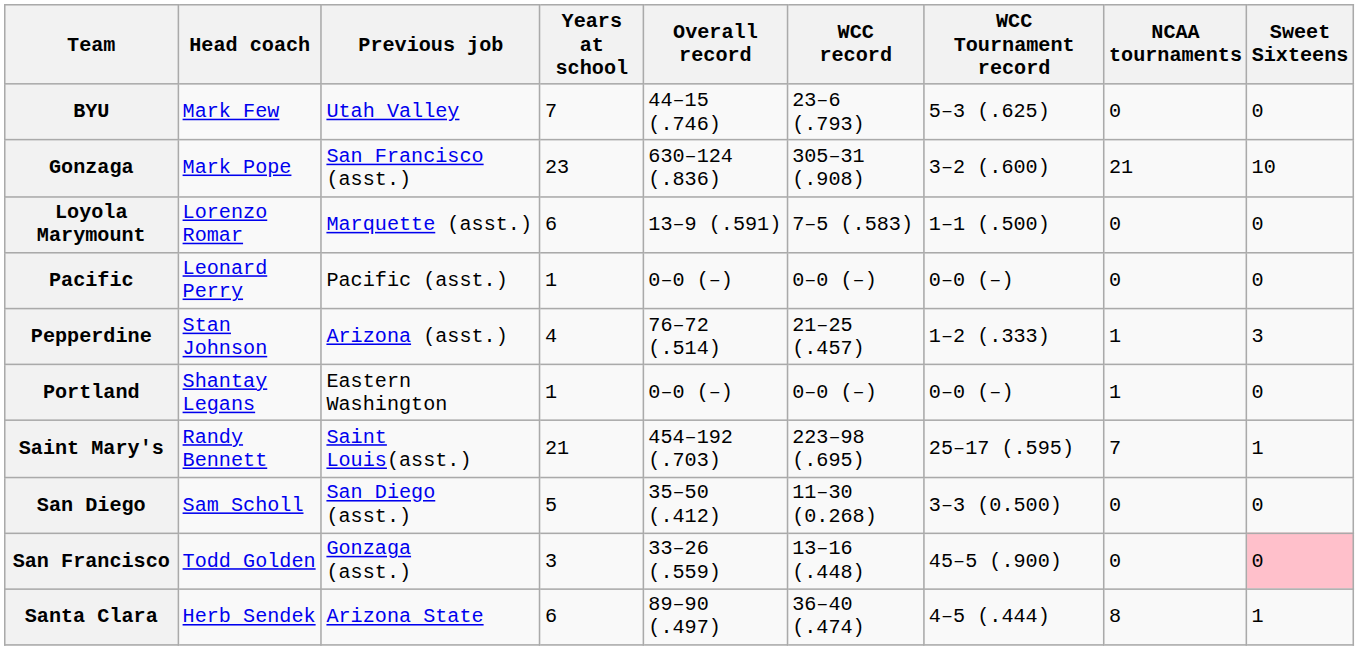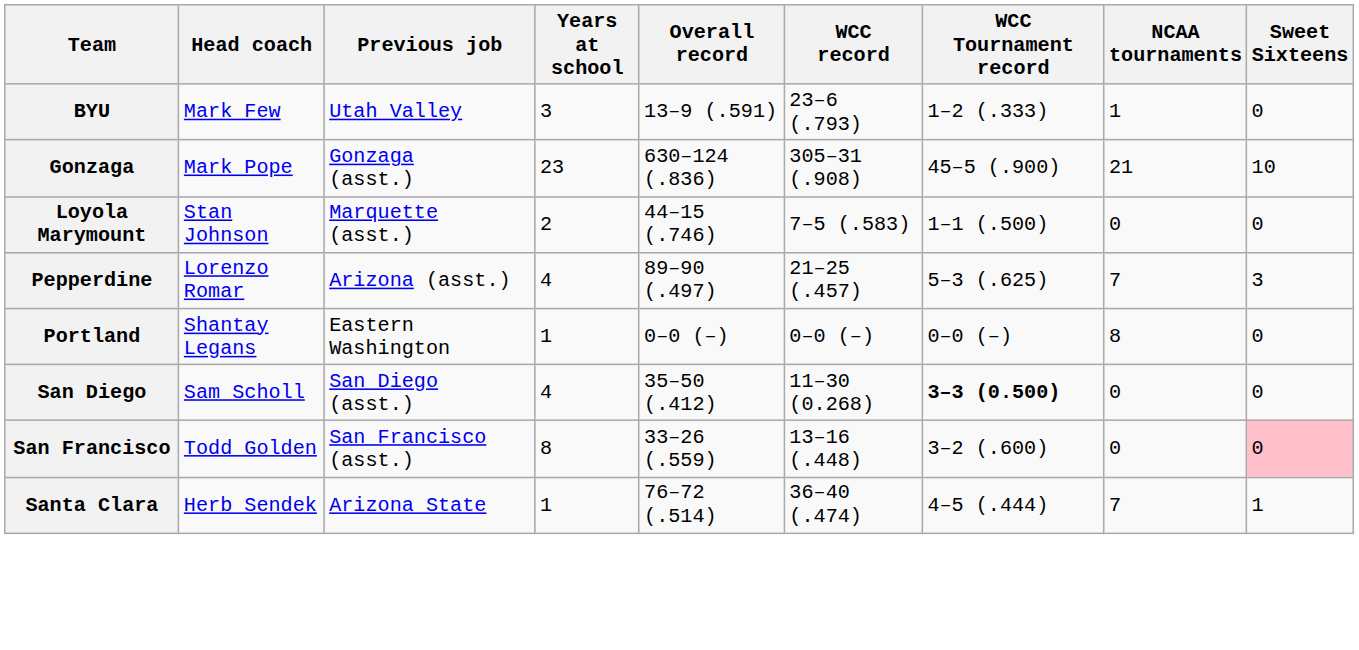(551, 112) 7 -> (546, 112) 3
(685, 112) 44–15 (.746) -> (711, 112) 13–9 (.591)
(989, 112) 5–3 (.625) -> (988, 112) 1–2 (.333)
(1115, 112) 0 -> (1115, 112) 1
(405, 168) San Francisco (asst.) -> (372, 168) Gonzaga (asst.)
(989, 168) 3–2 (.600) -> (994, 168) 45–5 (.900)
(225, 224) Lorenzo Romar -> (226, 224) Stan Johnson
(551, 224) 6 -> (546, 224) 2
(715, 224) 13–9 (.591) -> (680, 224) 44–15 (.746)
- row: (91, 280)
(225, 337) Stan Johnson -> (226, 280) Lorenzo Romar
(685, 337) 76–72 (.514) -> (680, 280) 89–90 (.497)
(989, 337) 1–2 (.333) -> (988, 280) 5–3 (.625)
(1115, 337) 1 -> (1115, 280) 7
(1115, 393) 1 -> (1115, 337) 8
- row: (91, 449)
(551, 505) 5 -> (546, 393) 4
(995, 505) normal -> (994, 393) bold
(369, 561) Gonzaga (asst.) -> (408, 449) San Francisco (asst.)
(551, 561) 3 -> (546, 449) 8
(995, 561) 45–5 (.900) -> (988, 449) 3–2 (.600)
(551, 617) 6 -> (546, 505) 1
(685, 617) 89–90 (.497) -> (680, 505) 76–72 (.514)
(1115, 617) 8 -> (1115, 505) 7
